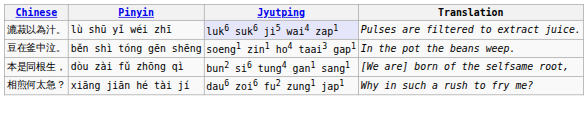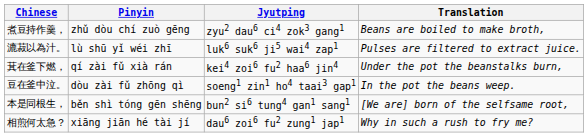+ row: (36, 29)
(272, 30) lavender background -> (272, 48) no background
+ row: (36, 67)
(136, 48) běn shì tóng gēn shēng -> (127, 86) dòu zài fǔ zhōng qì
(127, 67) dòu zài fǔ zhōng qì -> (136, 104) běn shì tóng gēn shēng
